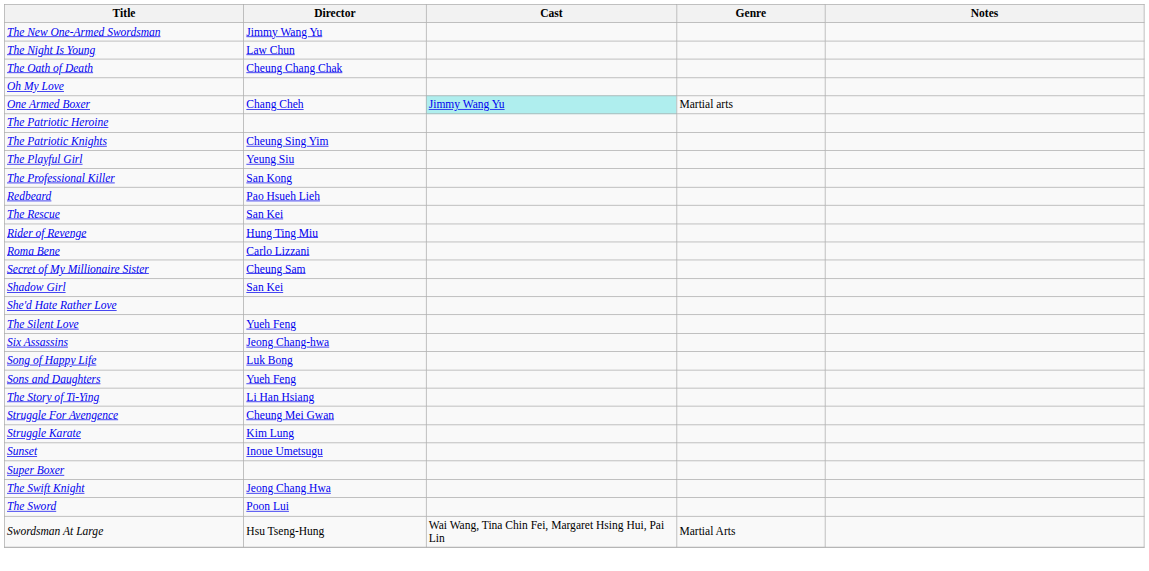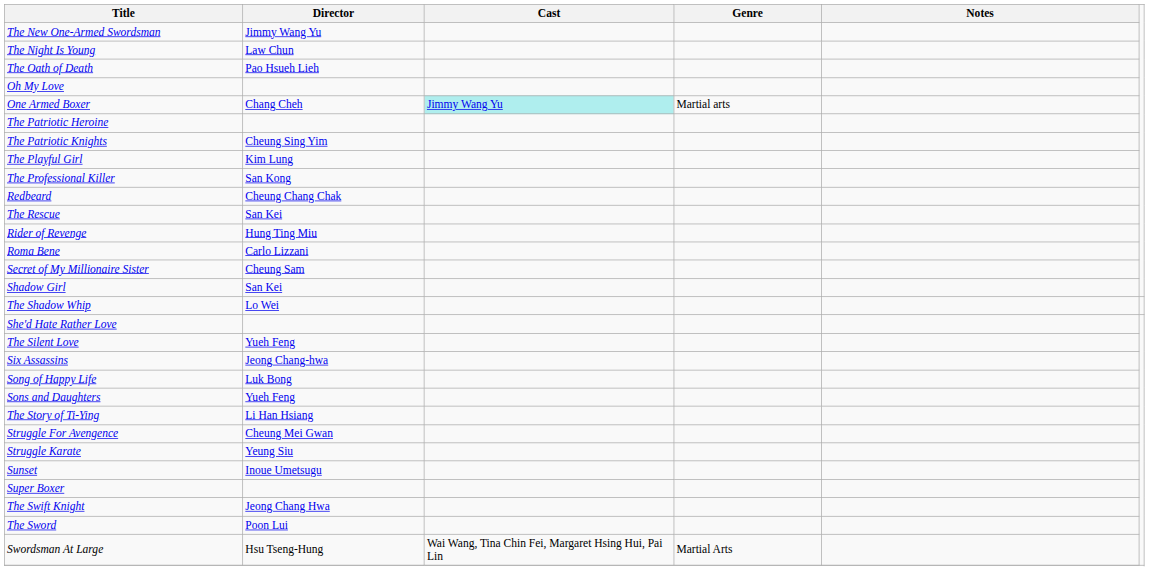(294, 68) Cheung Chang Chak -> (282, 68) Pao Hsueh Lieh
(270, 159) Yeung Siu -> (269, 159) Kim Lung
(283, 196) Pao Hsueh Lieh -> (293, 196) Cheung Chang Chak
+ row: (49, 305)
(270, 433) Kim Lung -> (269, 452) Yeung Siu
